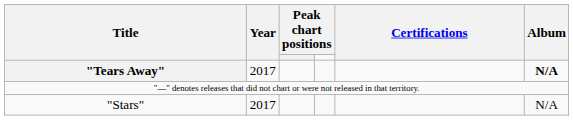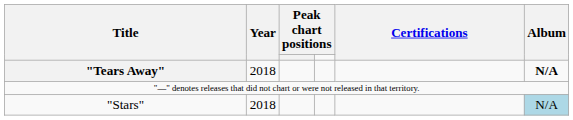(263, 70) 2017 -> (263, 70) 2018
(263, 104) 2017 -> (263, 104) 2018
(547, 104) no background -> (547, 104) lightblue background
